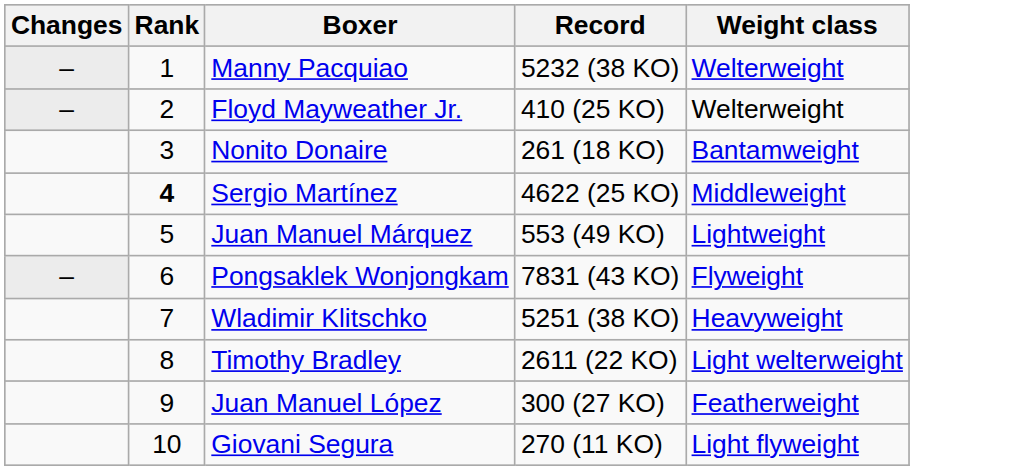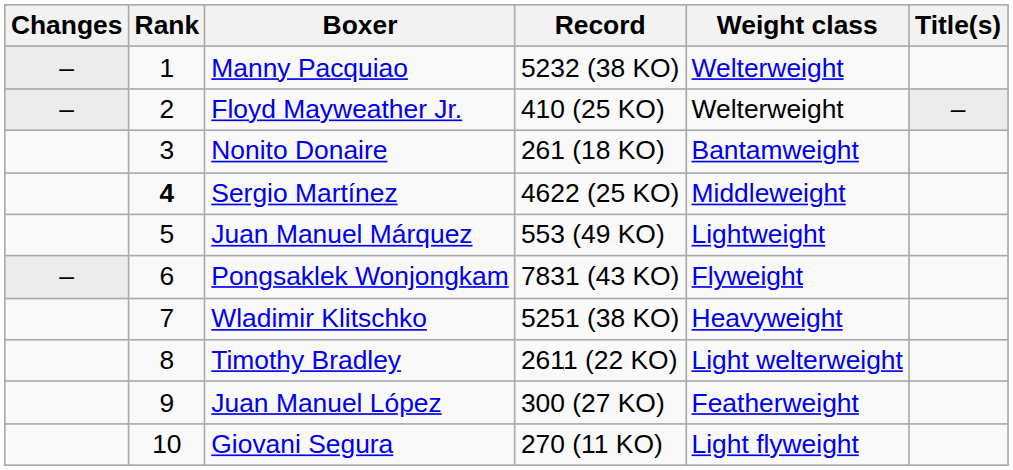+ column: (958, 25)
